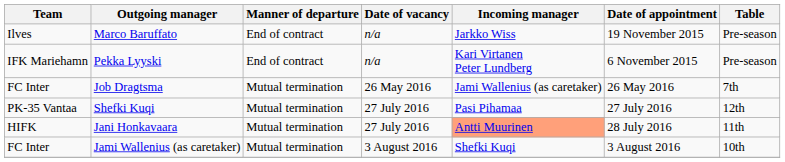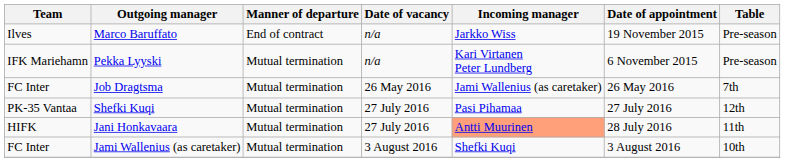(285, 61) End of contract -> (295, 61) Mutual termination
